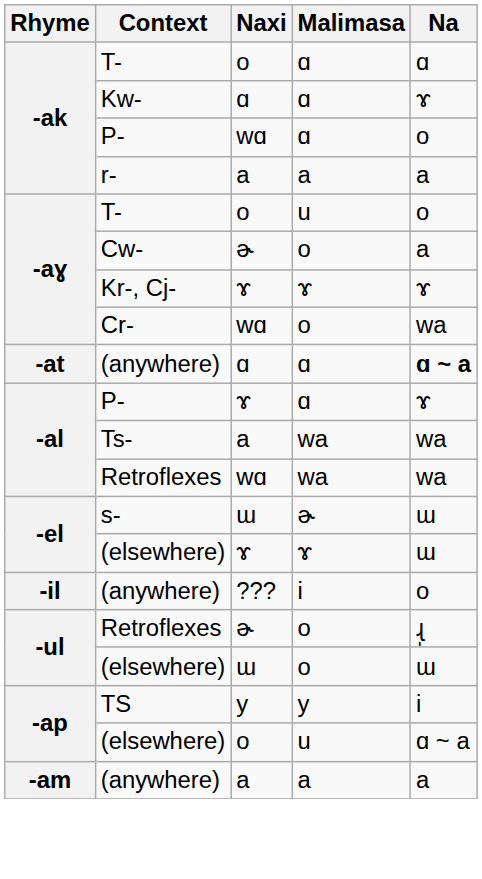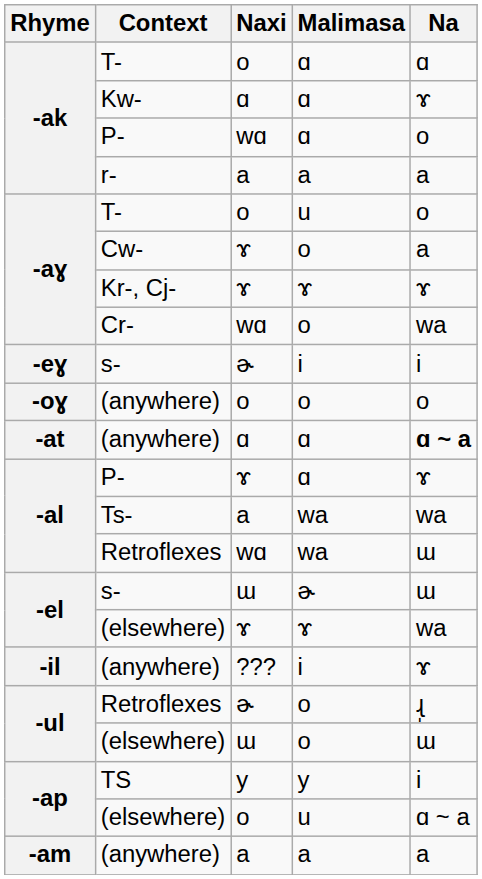(245, 250) ɚ -> (244, 250) ɤ
+ row: (50, 363)
+ row: (50, 401)
(431, 477) wa -> (426, 552) ɯ
(426, 552) ɯ -> (431, 628) wa
(423, 590) o -> (423, 666) ɤ
